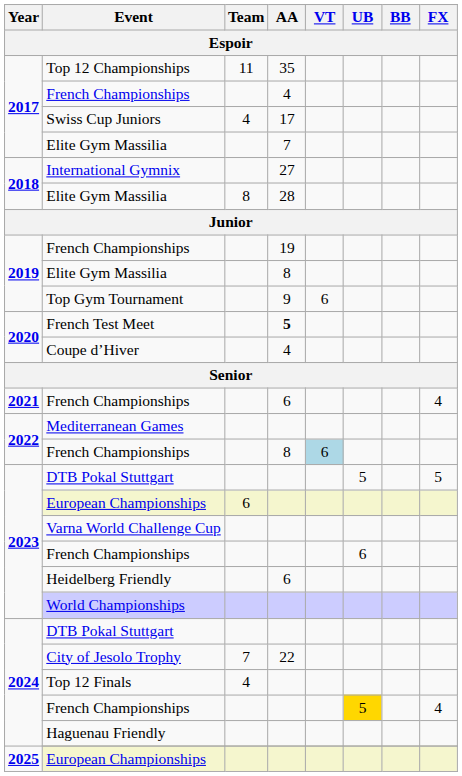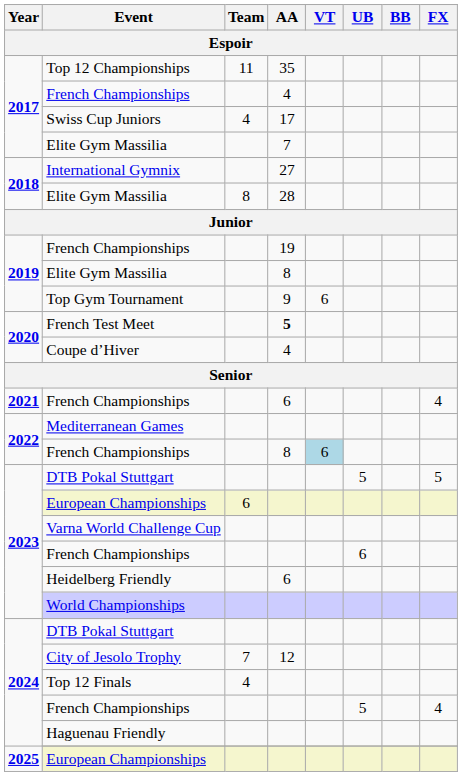(287, 656) 22 -> (287, 656) 12
(362, 707) gold background -> (362, 707) no background
